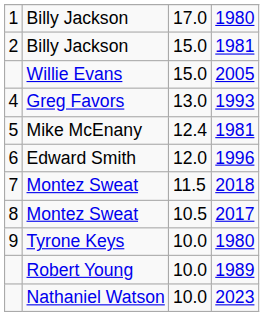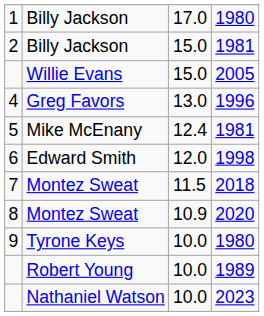(235, 102) 1993 -> (235, 102) 1996
(235, 158) 1996 -> (235, 158) 1998
(190, 213) 10.5 -> (190, 213) 10.9
(235, 213) 2017 -> (235, 213) 2020
